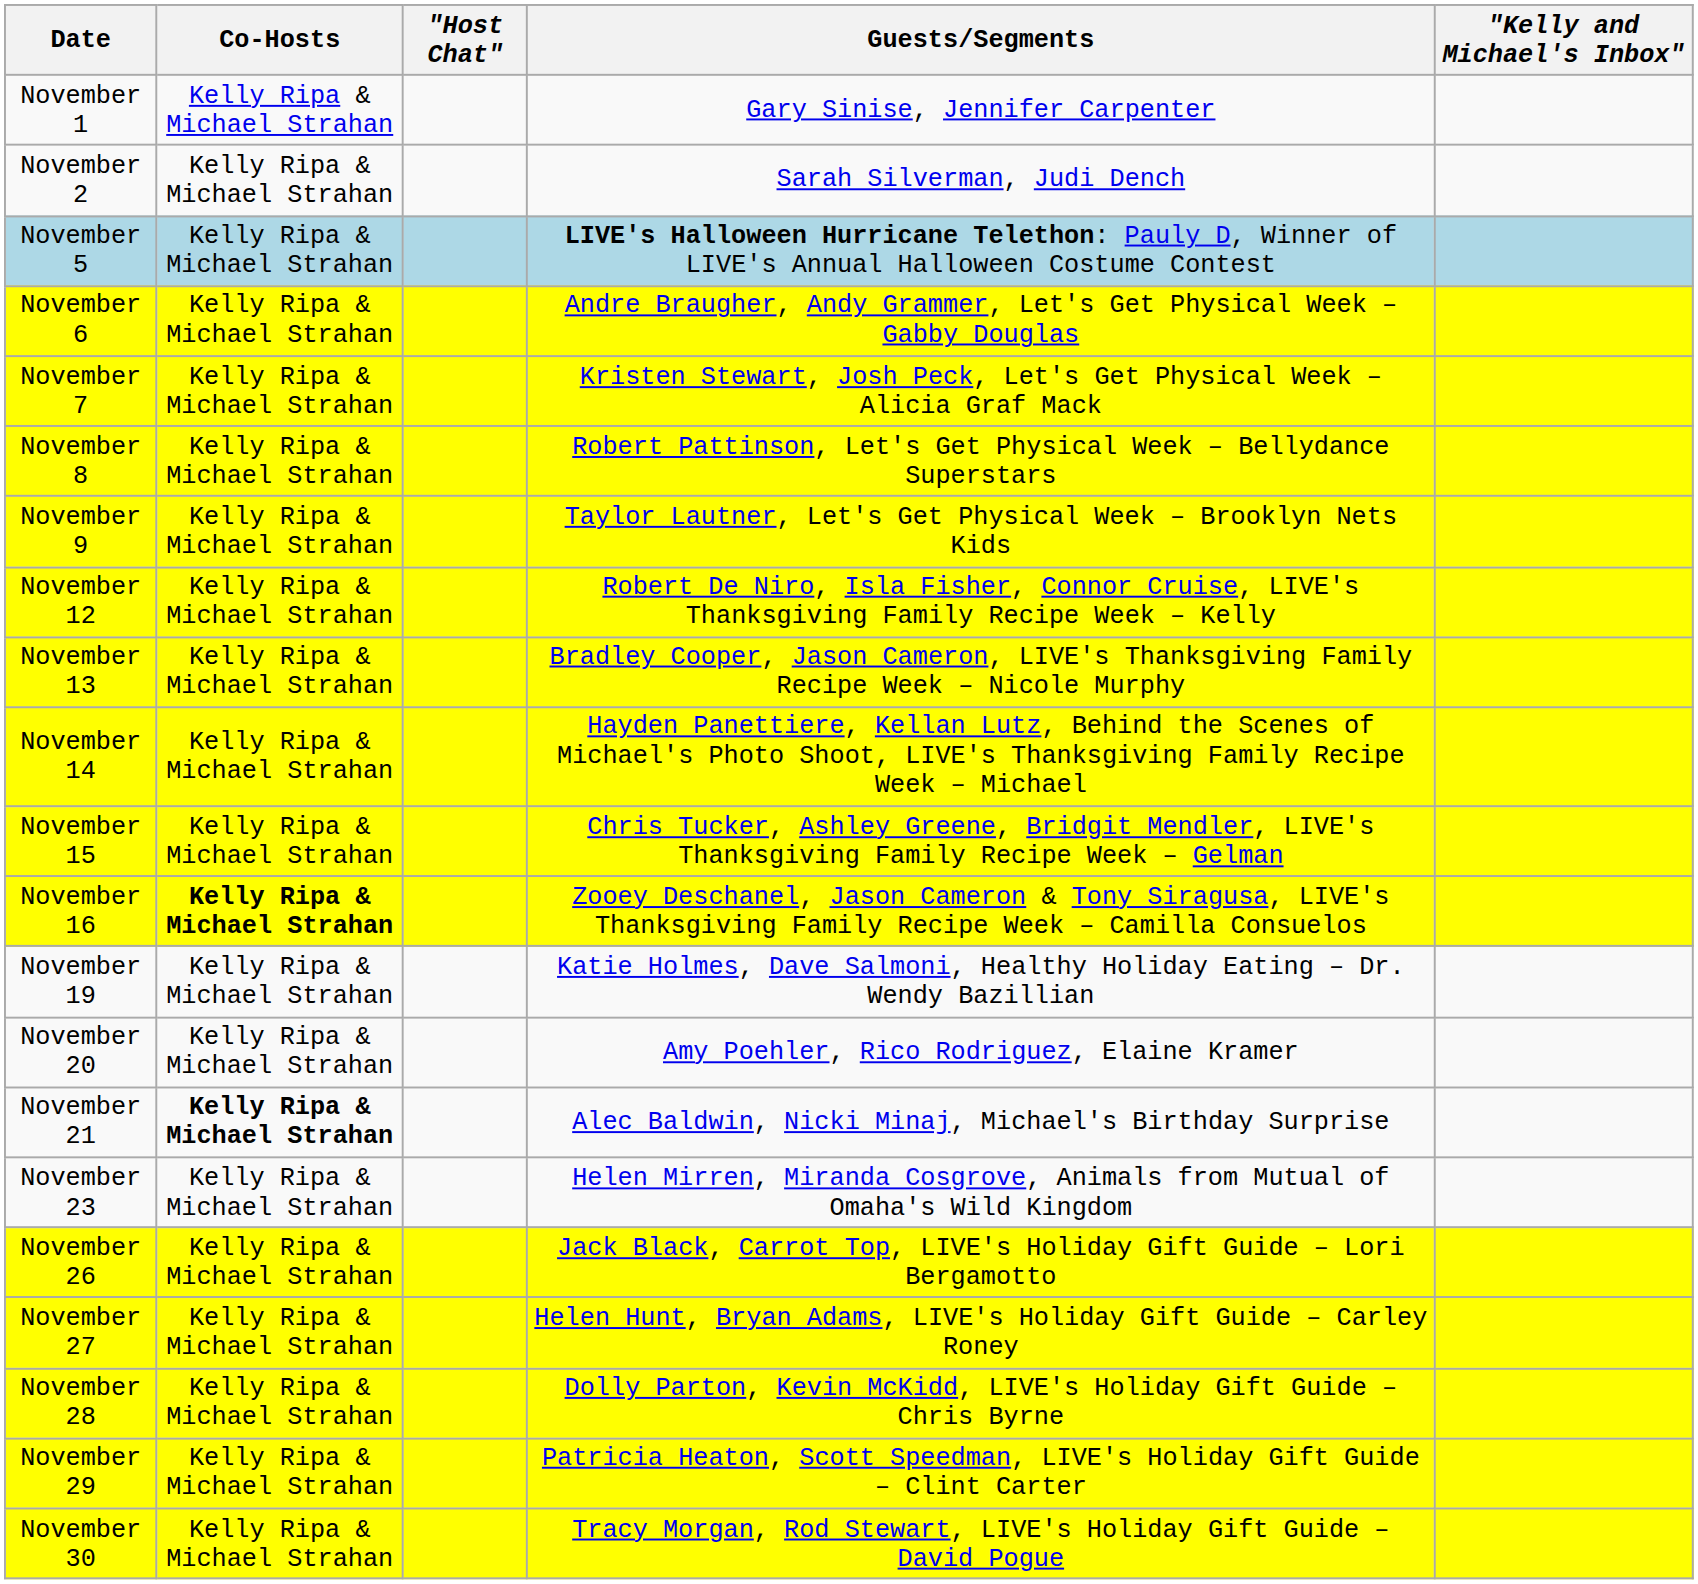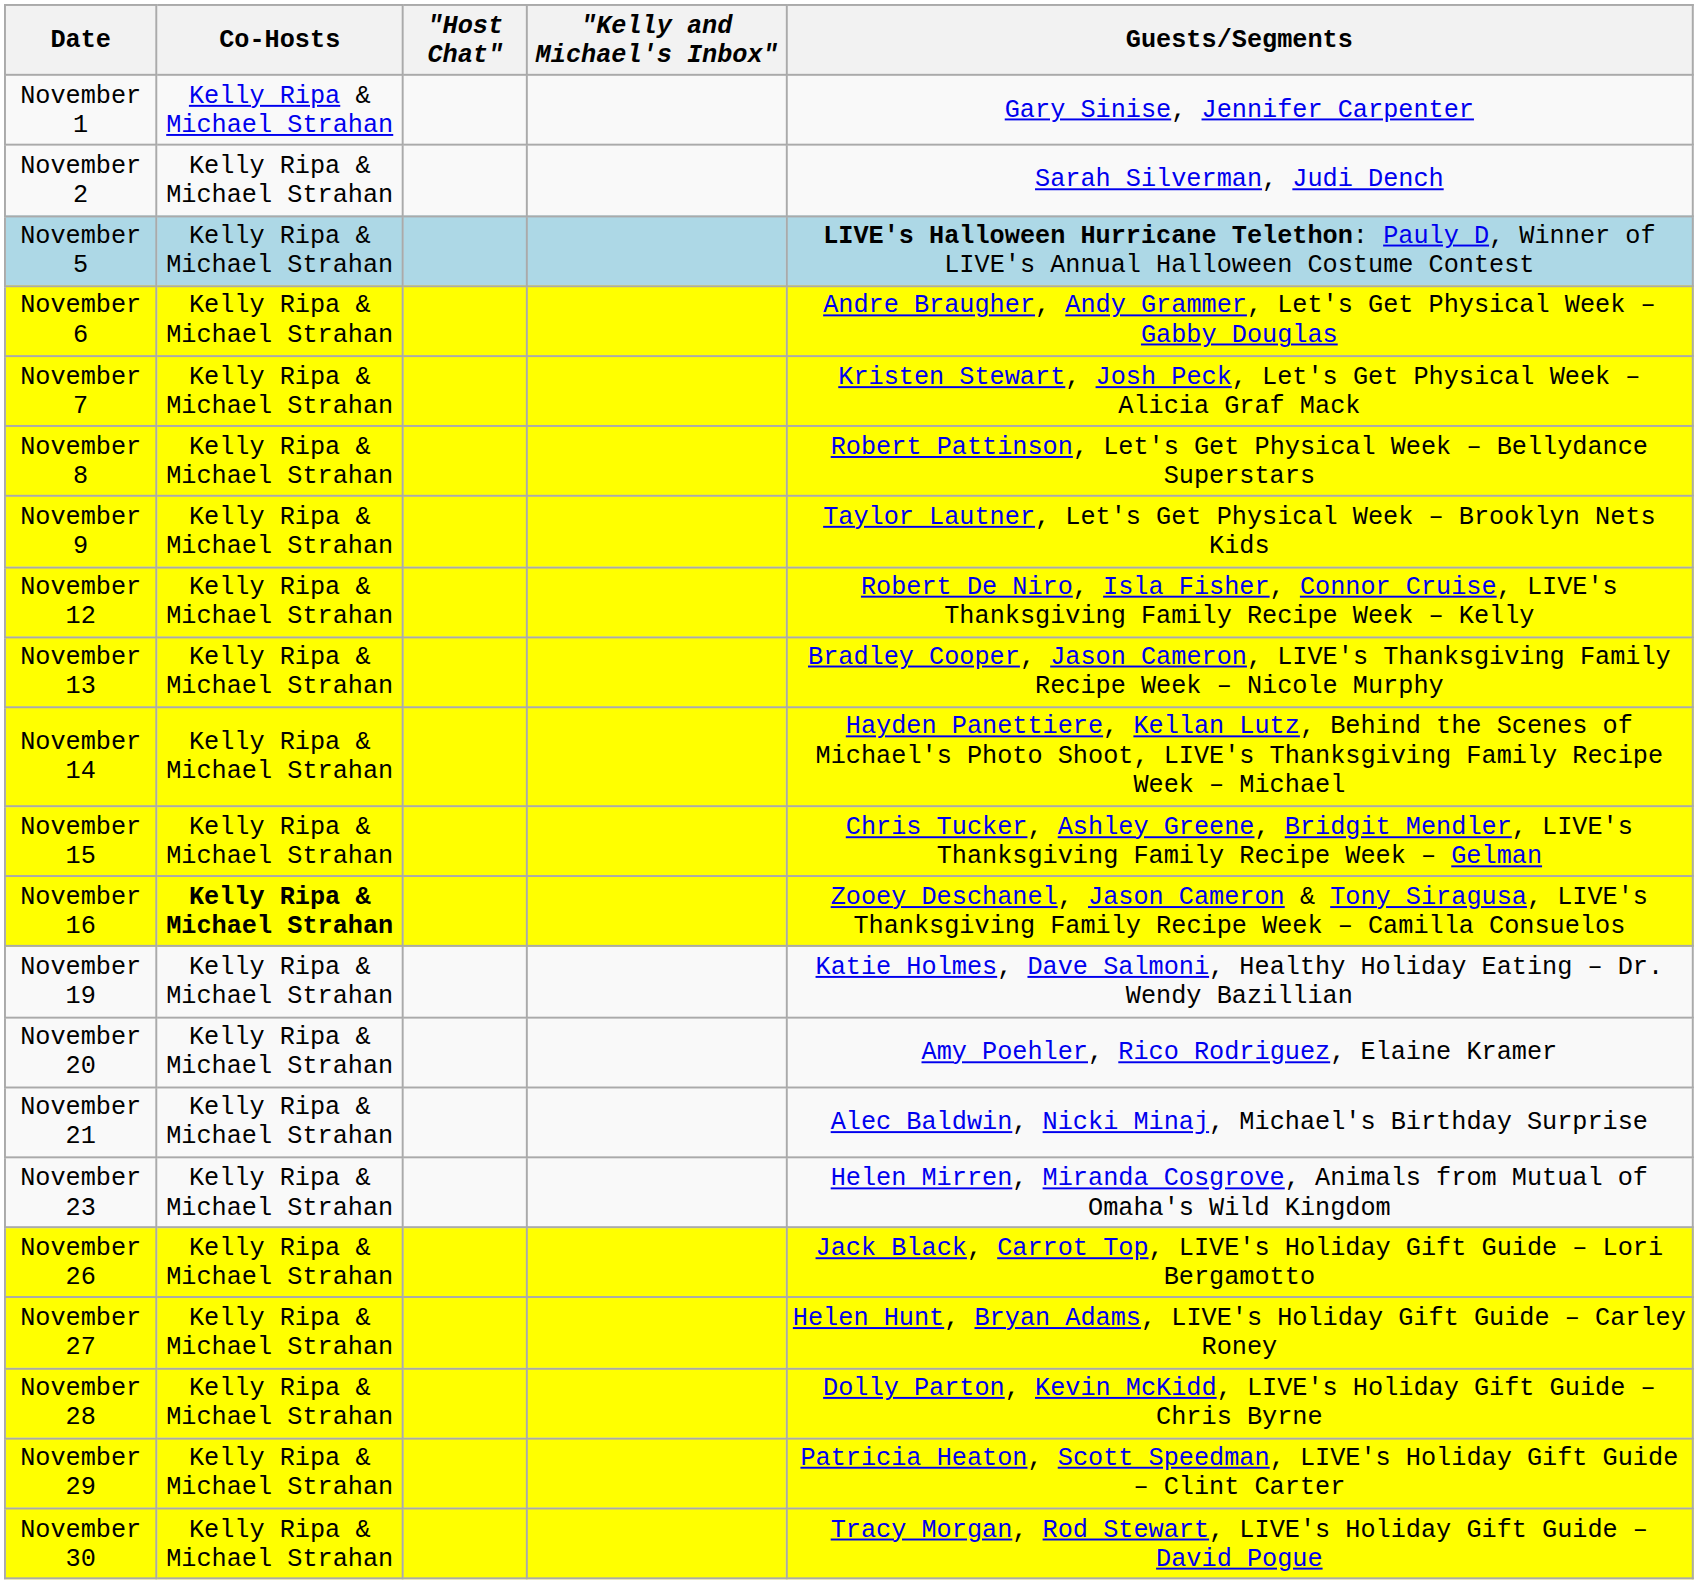columns swapped: (981, 40) <-> (1564, 40)
(280, 1122) bold -> (280, 1122) normal
